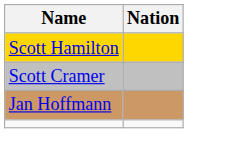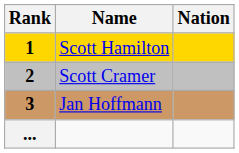+ column: (30, 18)
